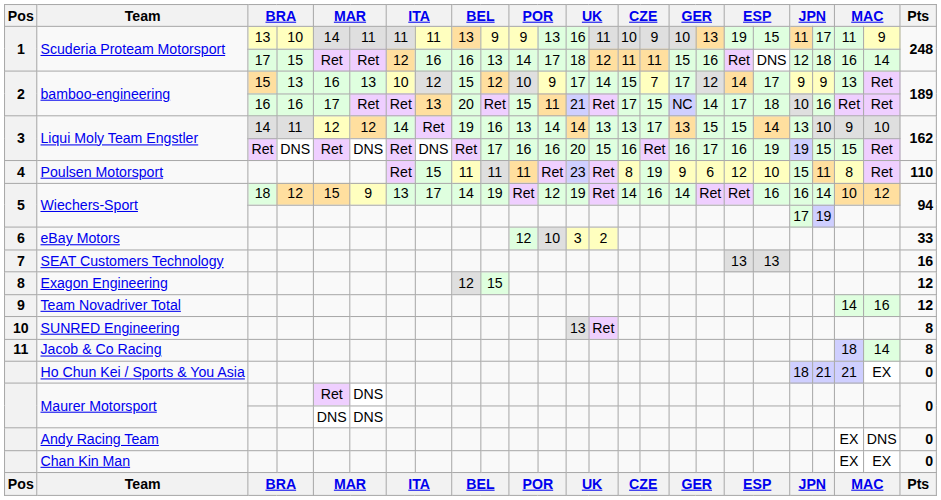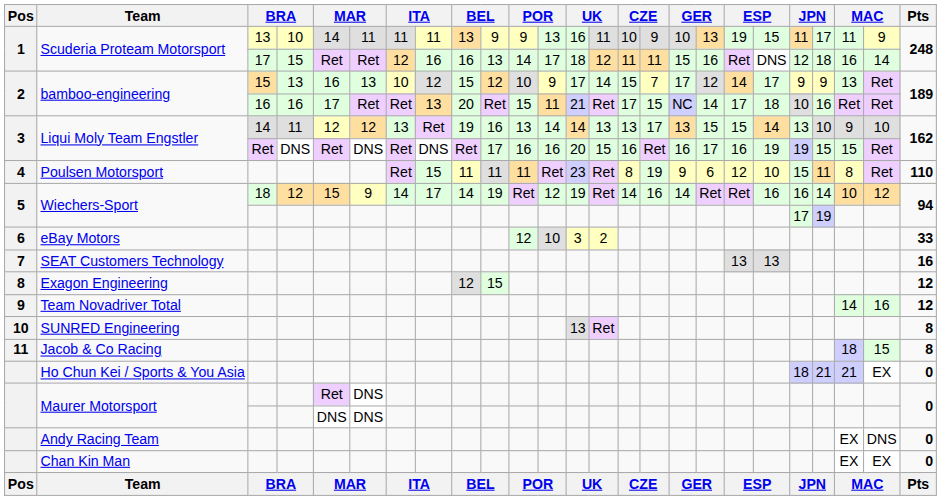(401, 127) 14 -> (401, 127) 13
(401, 194) 13 -> (401, 194) 14
(882, 350) 14 -> (882, 350) 15
